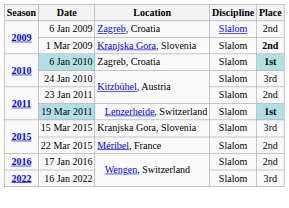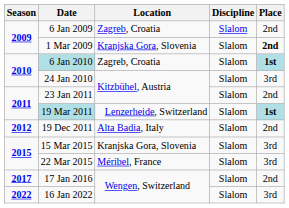+ row: (67, 128)
(270, 145) 2nd -> (270, 161) 3rd
(21, 161) 2016 -> (21, 178) 2017
